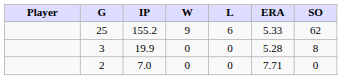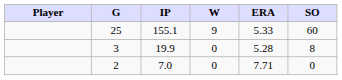- column: (230, 13)
(144, 30) 155.2 -> (165, 30) 155.1
(315, 30) 62 -> (312, 30) 60
